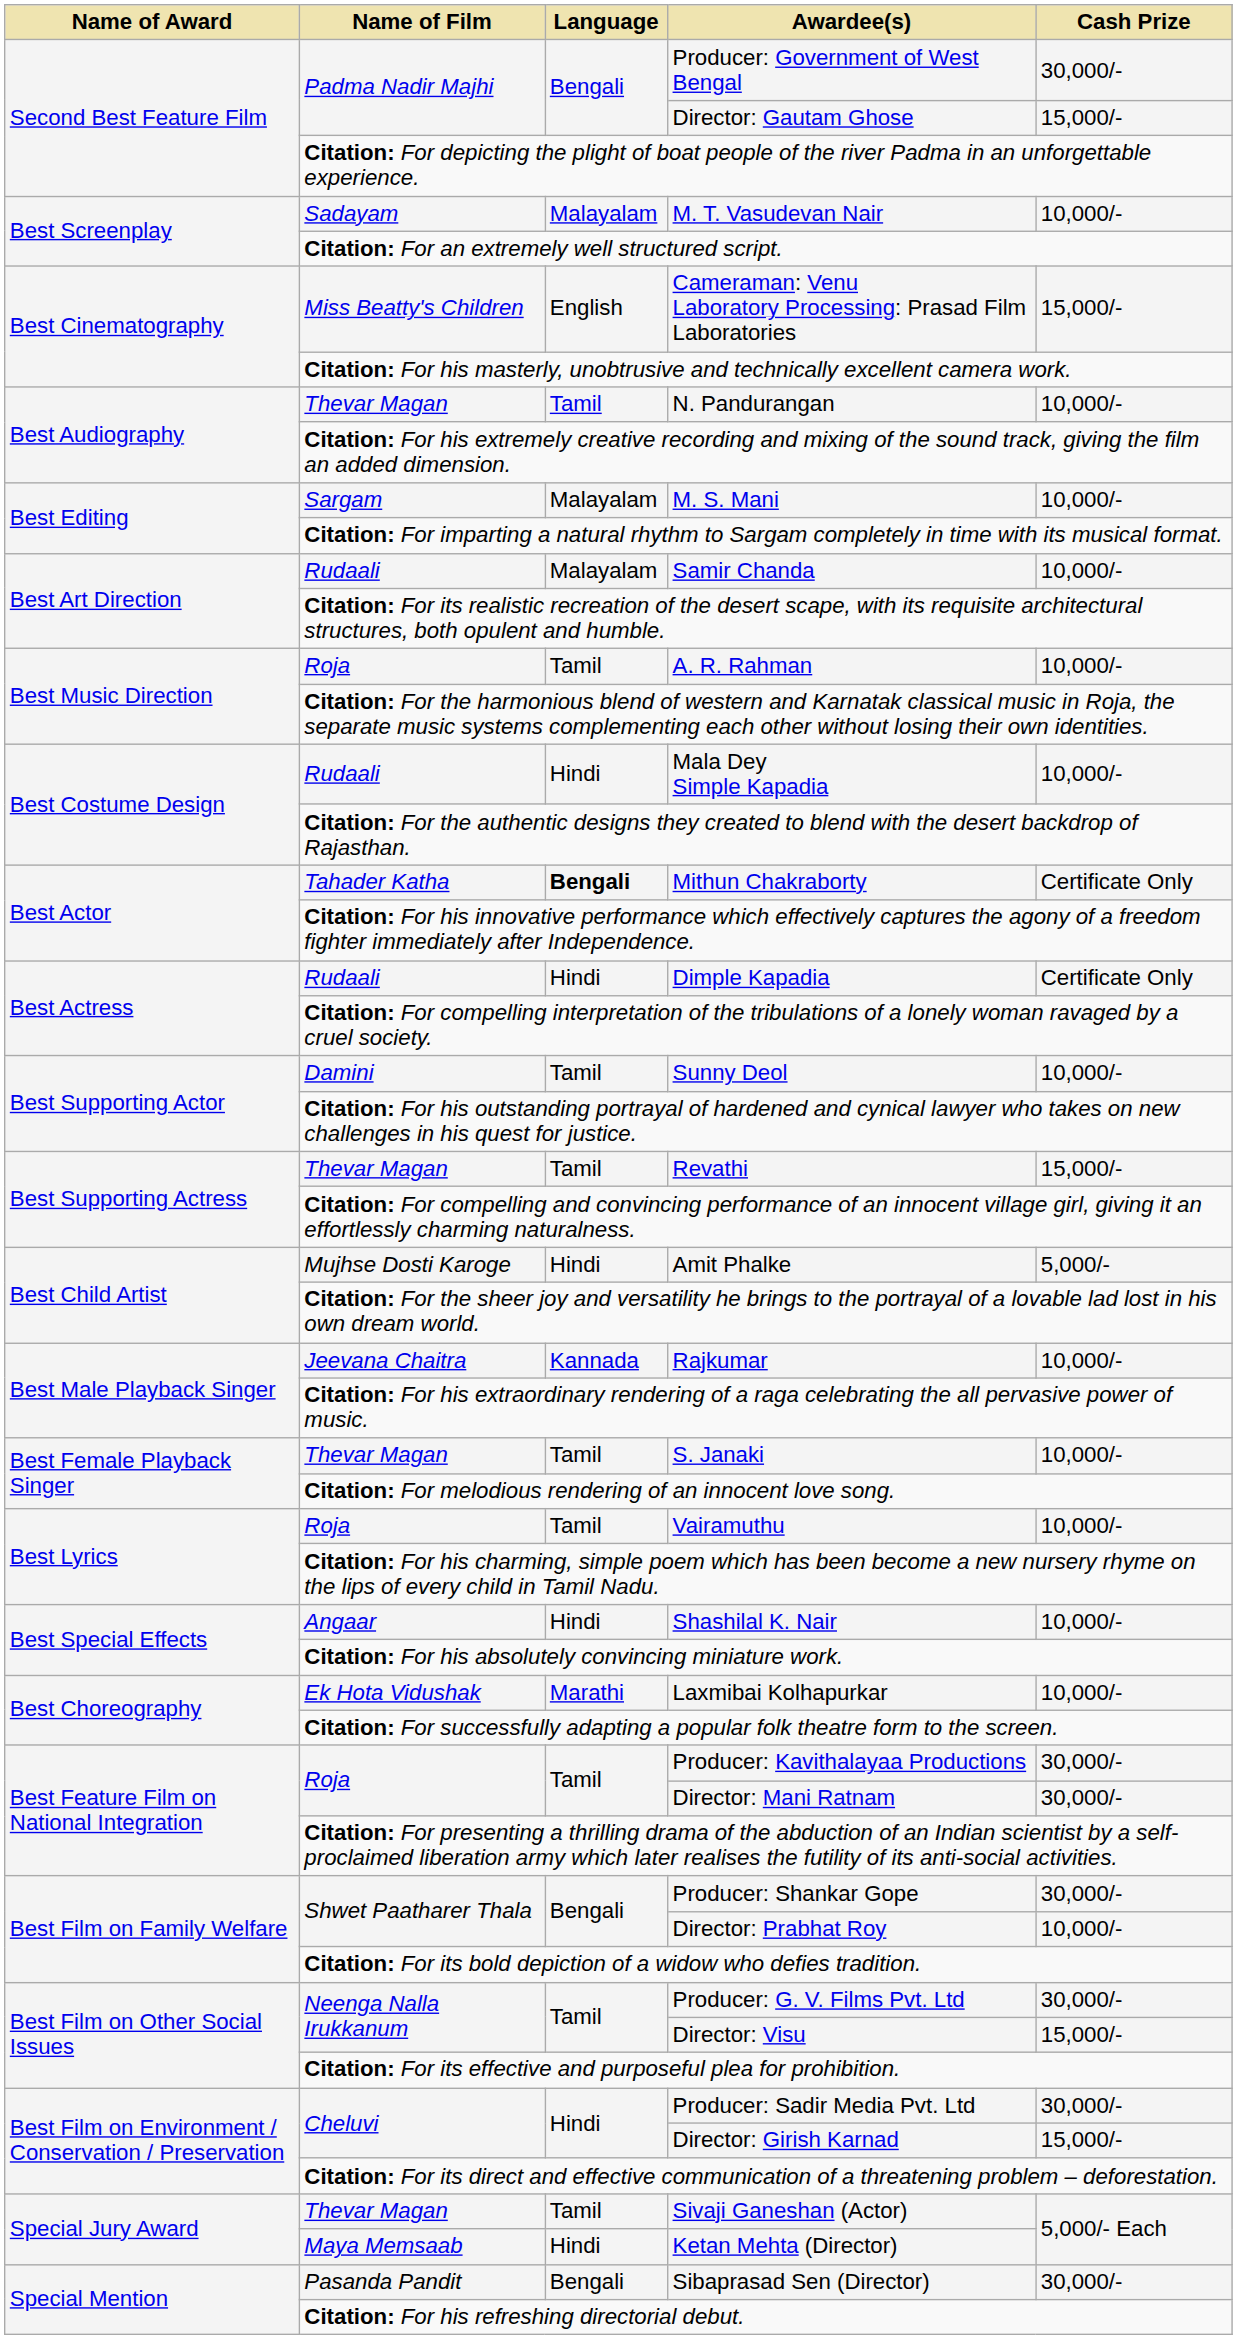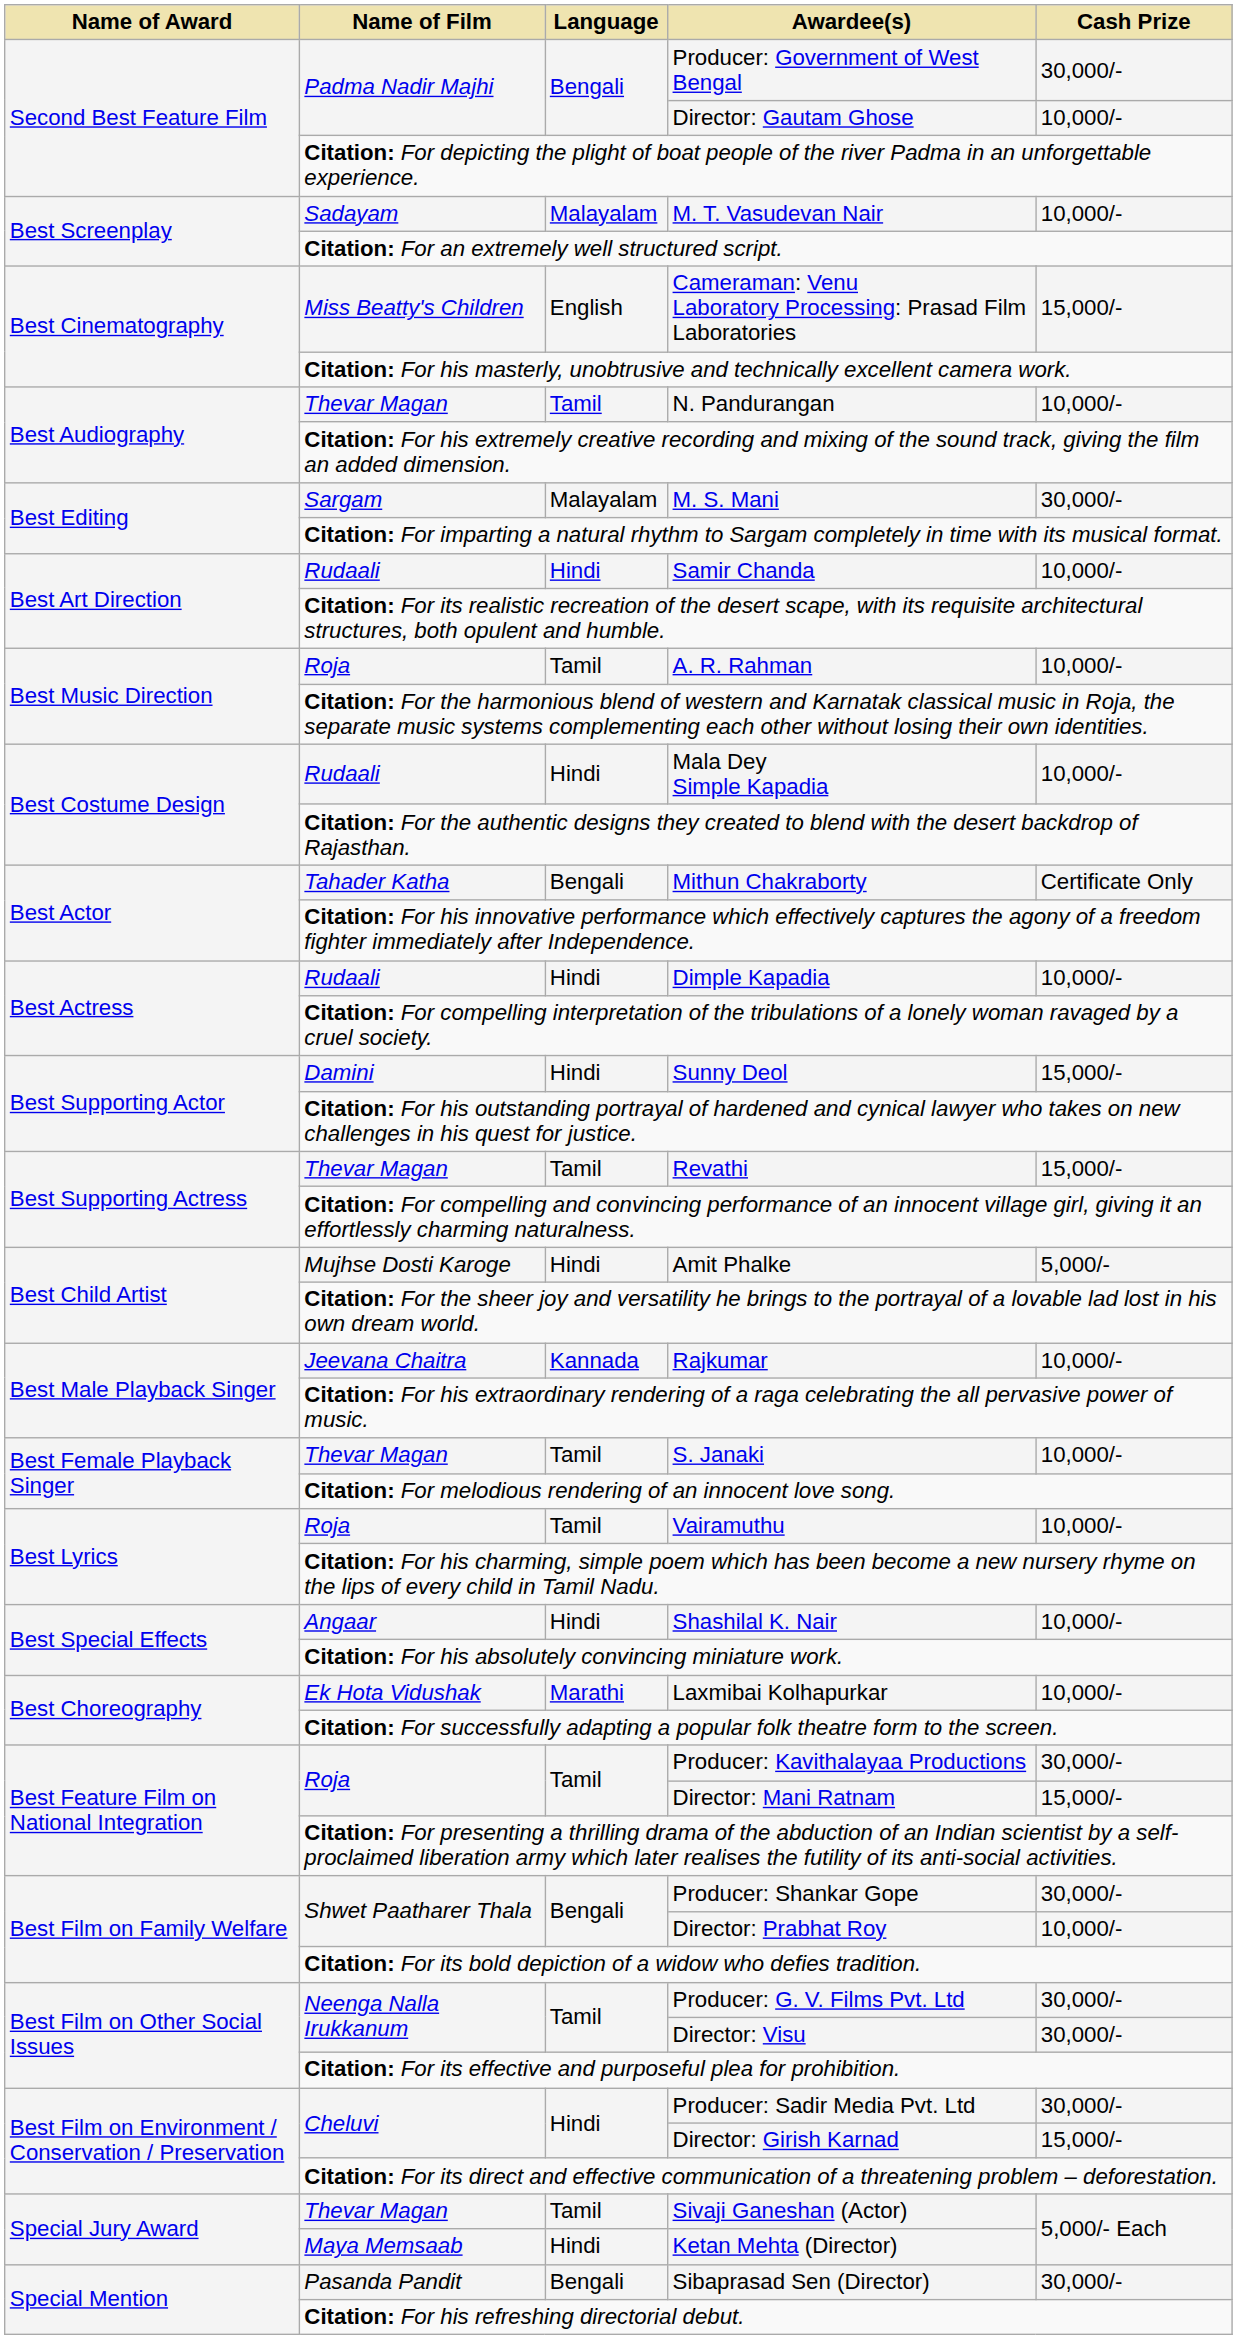(1082, 117) 15,000/- -> (1082, 117) 10,000/-
(1082, 499) 10,000/- -> (1082, 499) 30,000/-
(604, 570) Malayalam -> (575, 570) Hindi
(590, 882) bold -> (587, 882) normal
(1117, 977) Certificate Only -> (1082, 977) 10,000/-
(576, 1073) Tamil -> (575, 1073) Hindi
(1082, 1073) 10,000/- -> (1082, 1073) 15,000/-
(1082, 1798) 30,000/- -> (1082, 1798) 15,000/-
(1082, 2034) 15,000/- -> (1082, 2034) 30,000/-
